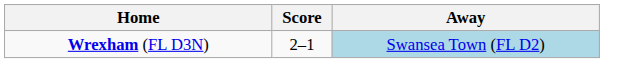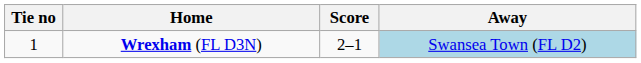+ column: (34, 17)
